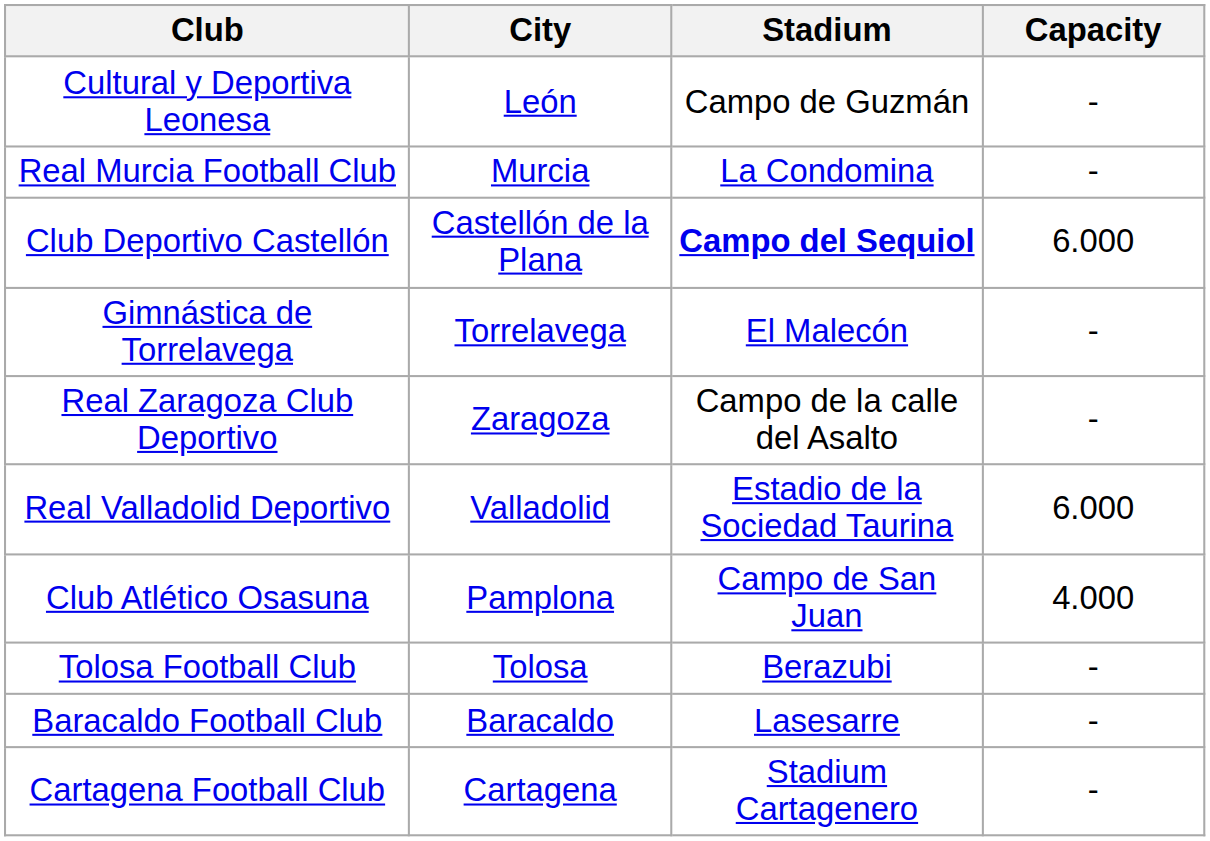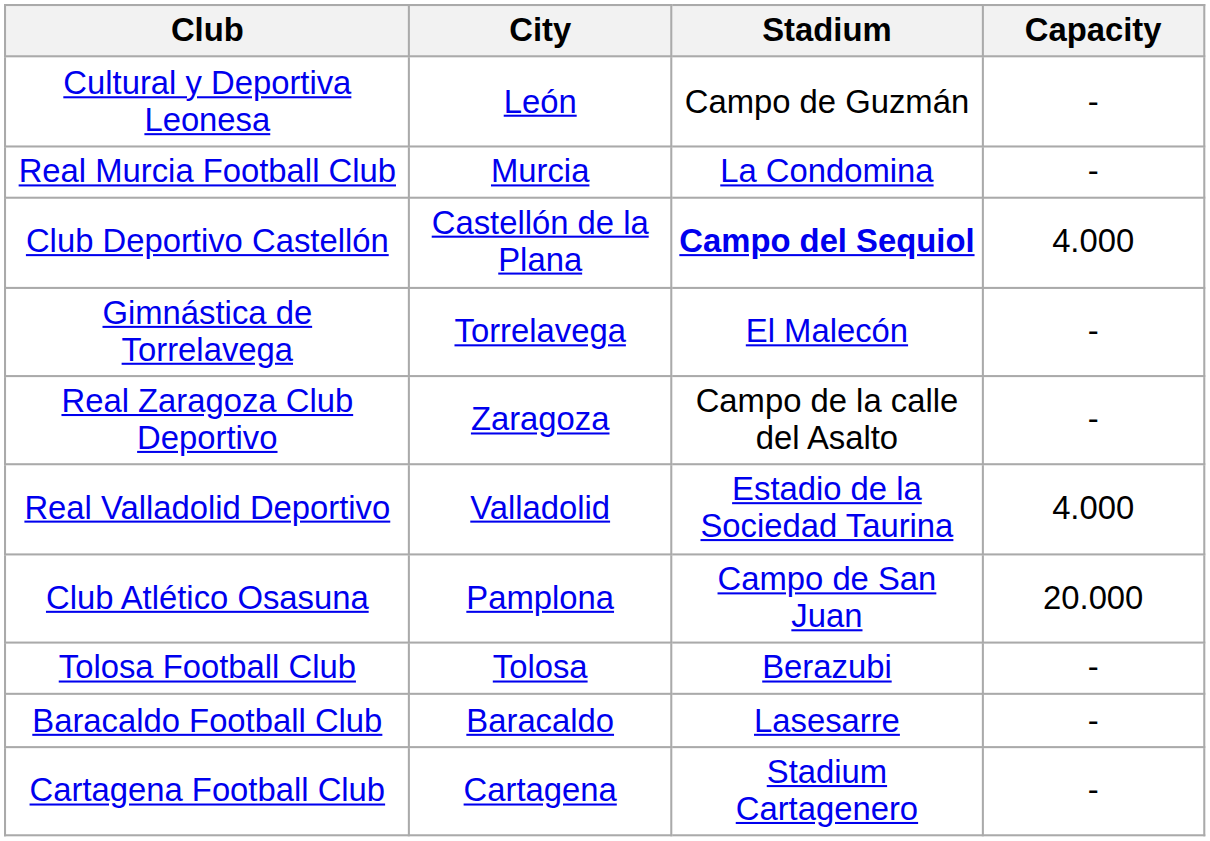(1093, 241) 6.000 -> (1093, 241) 4.000
(1093, 508) 6.000 -> (1093, 508) 4.000
(1093, 597) 4.000 -> (1093, 597) 20.000
